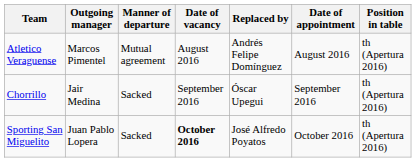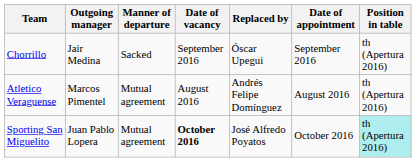rows swapped: (32, 54) <-> (26, 95)
(136, 136) Sacked -> (143, 136) Mutual agreement
(383, 136) no background -> (383, 136) paleturquoise background
